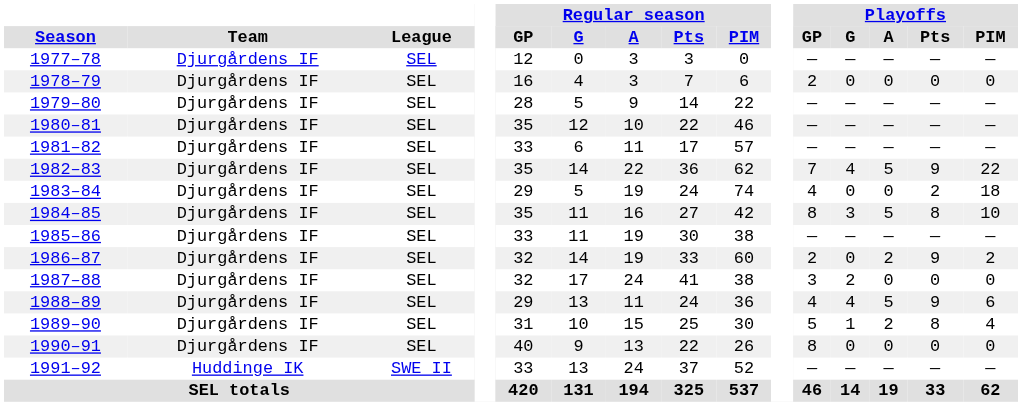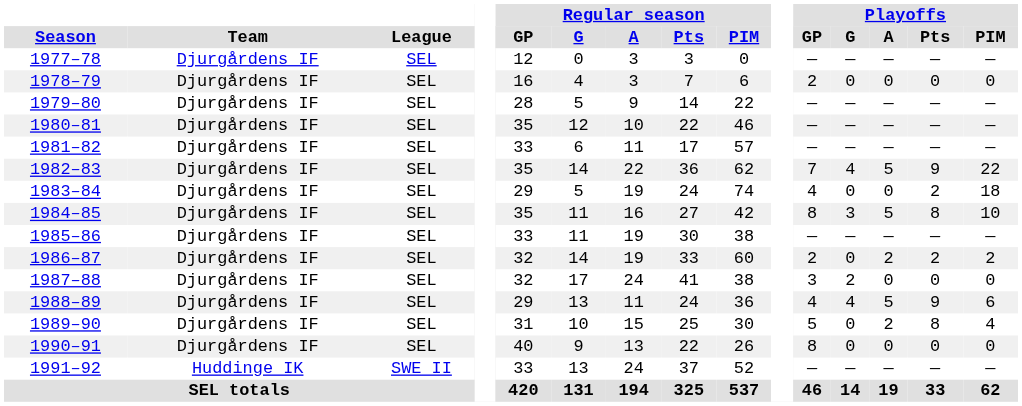(935, 258) 9 -> (935, 258) 2
(850, 324) 1 -> (850, 324) 0
